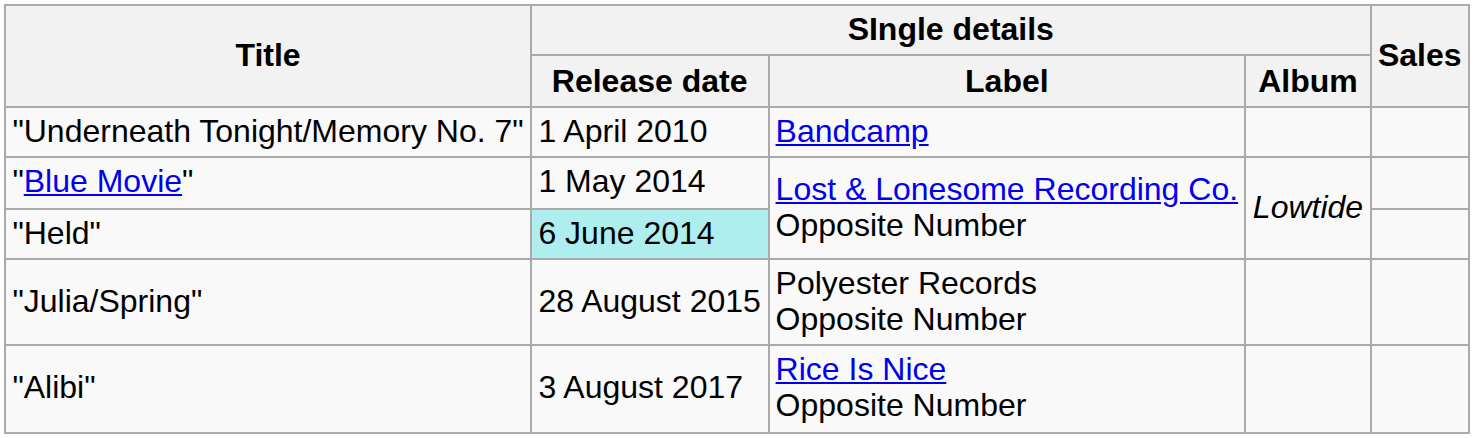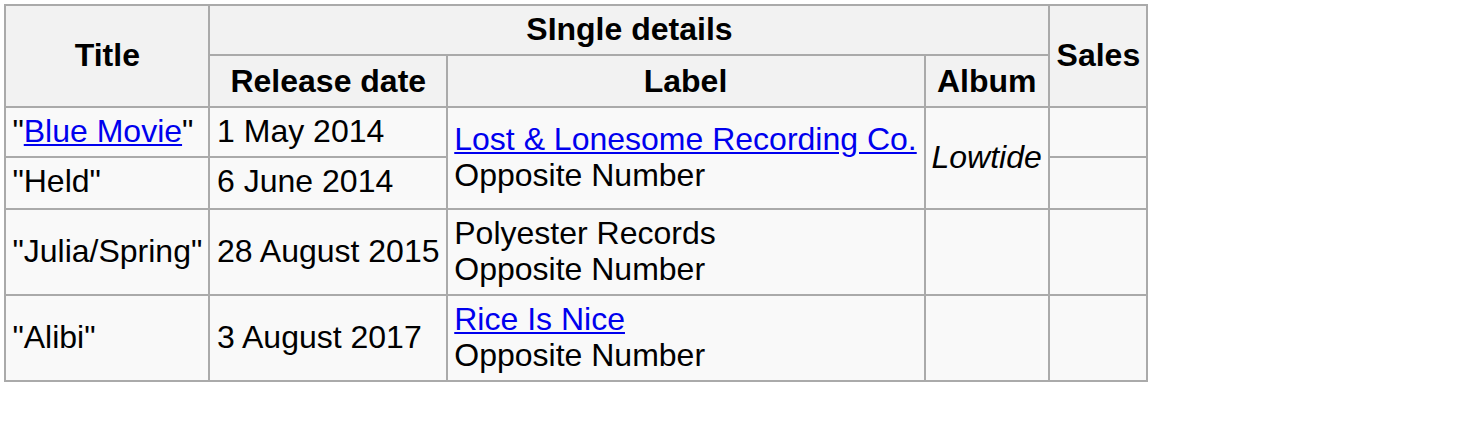- row: (268, 131)
(626, 232) paleturquoise background -> (305, 182) no background
